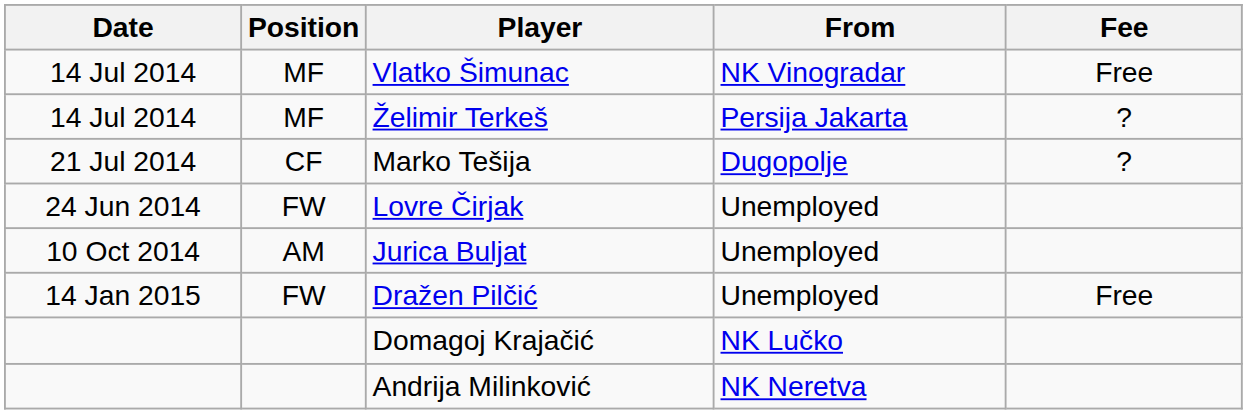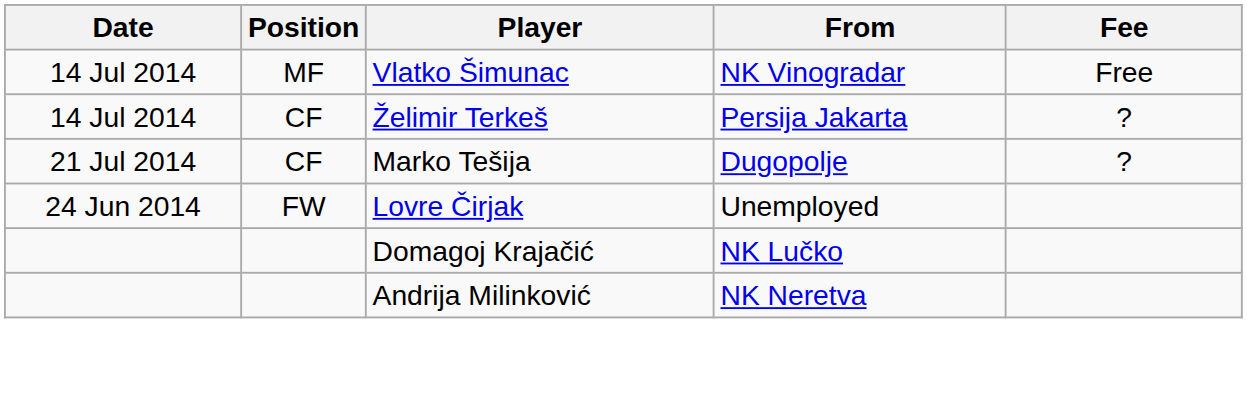(304, 117) MF -> (304, 117) CF
- row: (450, 251)
- row: (455, 296)
